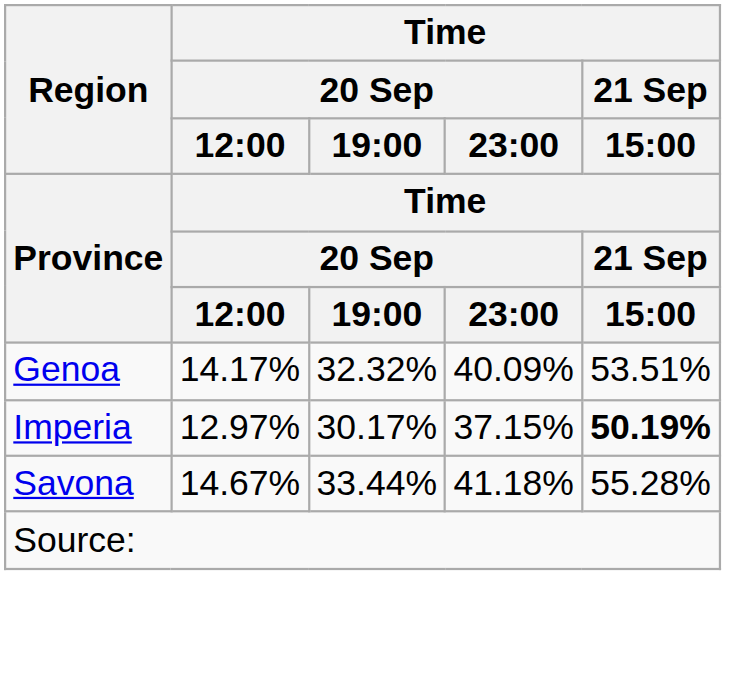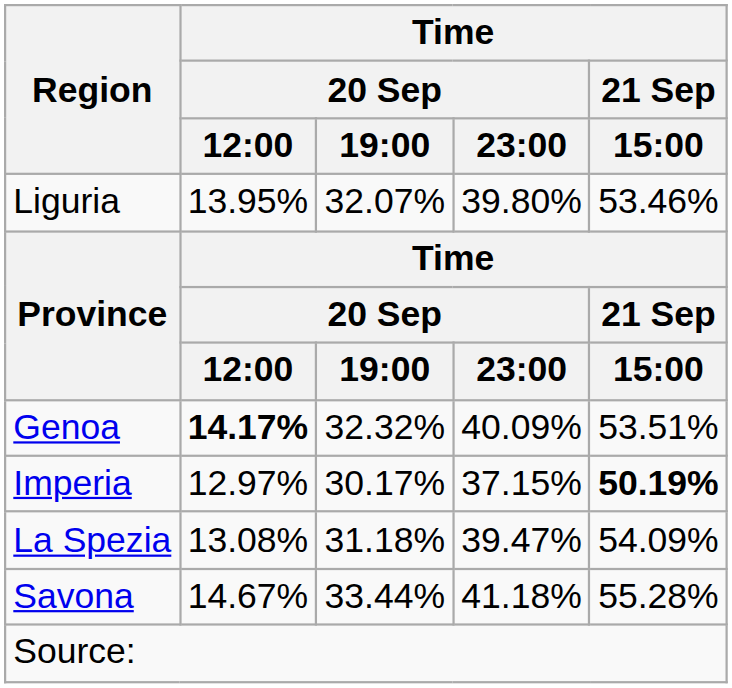+ row: (67, 201)
(240, 370) normal -> (248, 426) bold
+ row: (92, 539)
